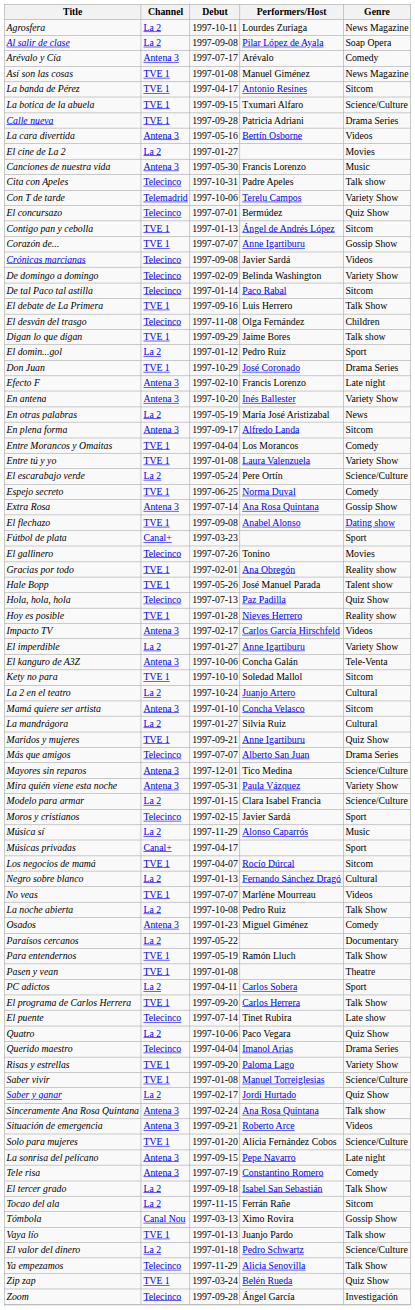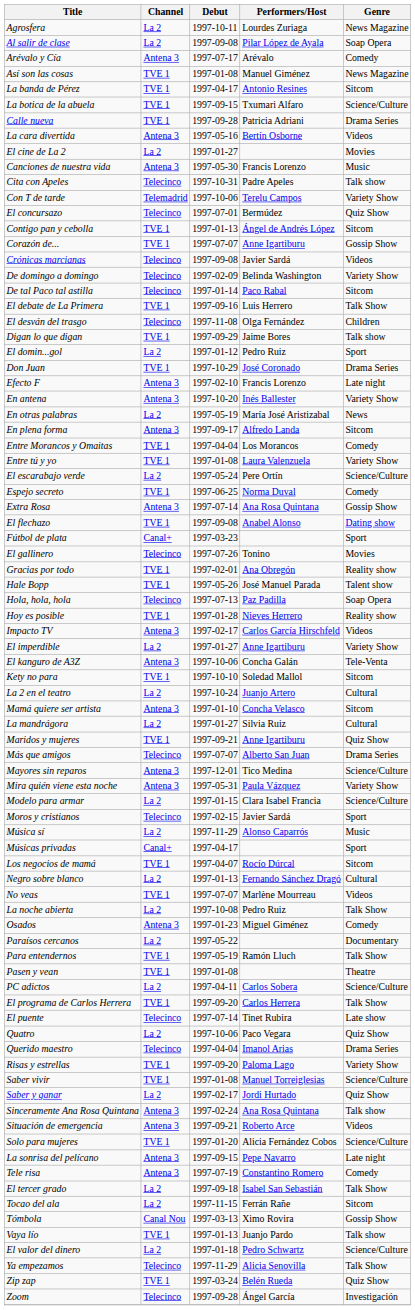(367, 600) Quiz Show -> (368, 600) Soap Opera
(356, 987) Sport -> (377, 987) Science/Culture
